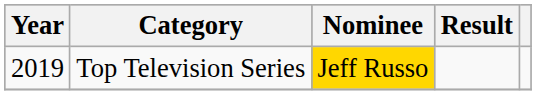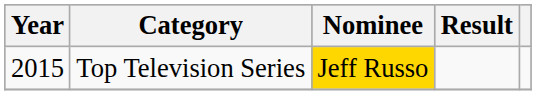(38, 67) 2019 -> (38, 67) 2015
